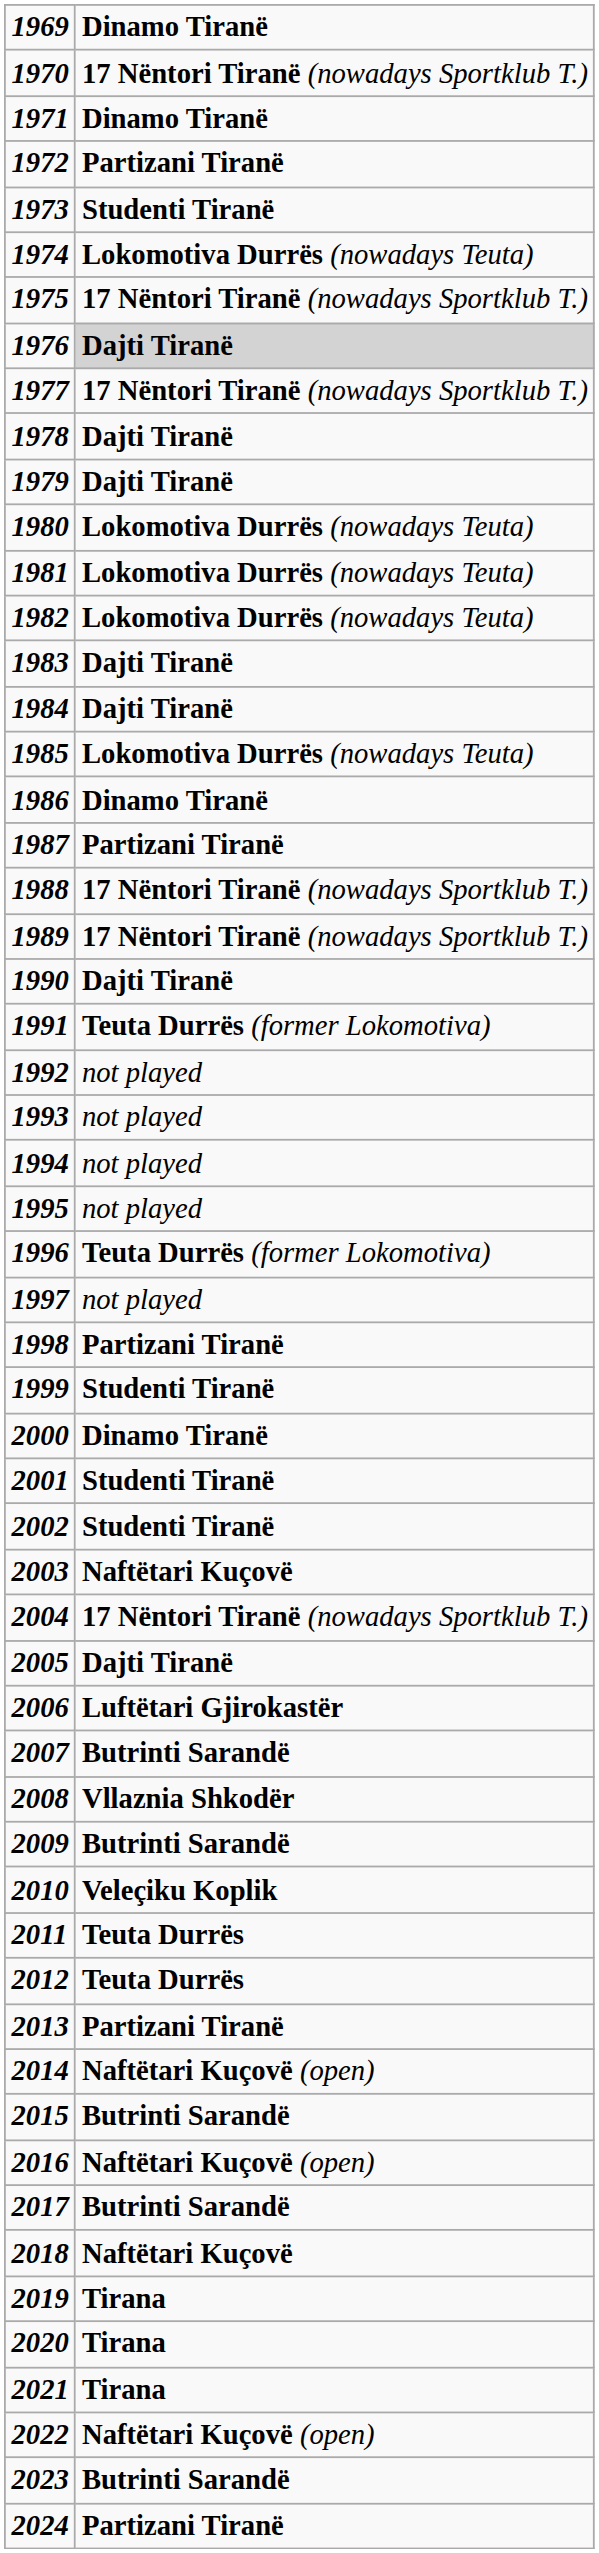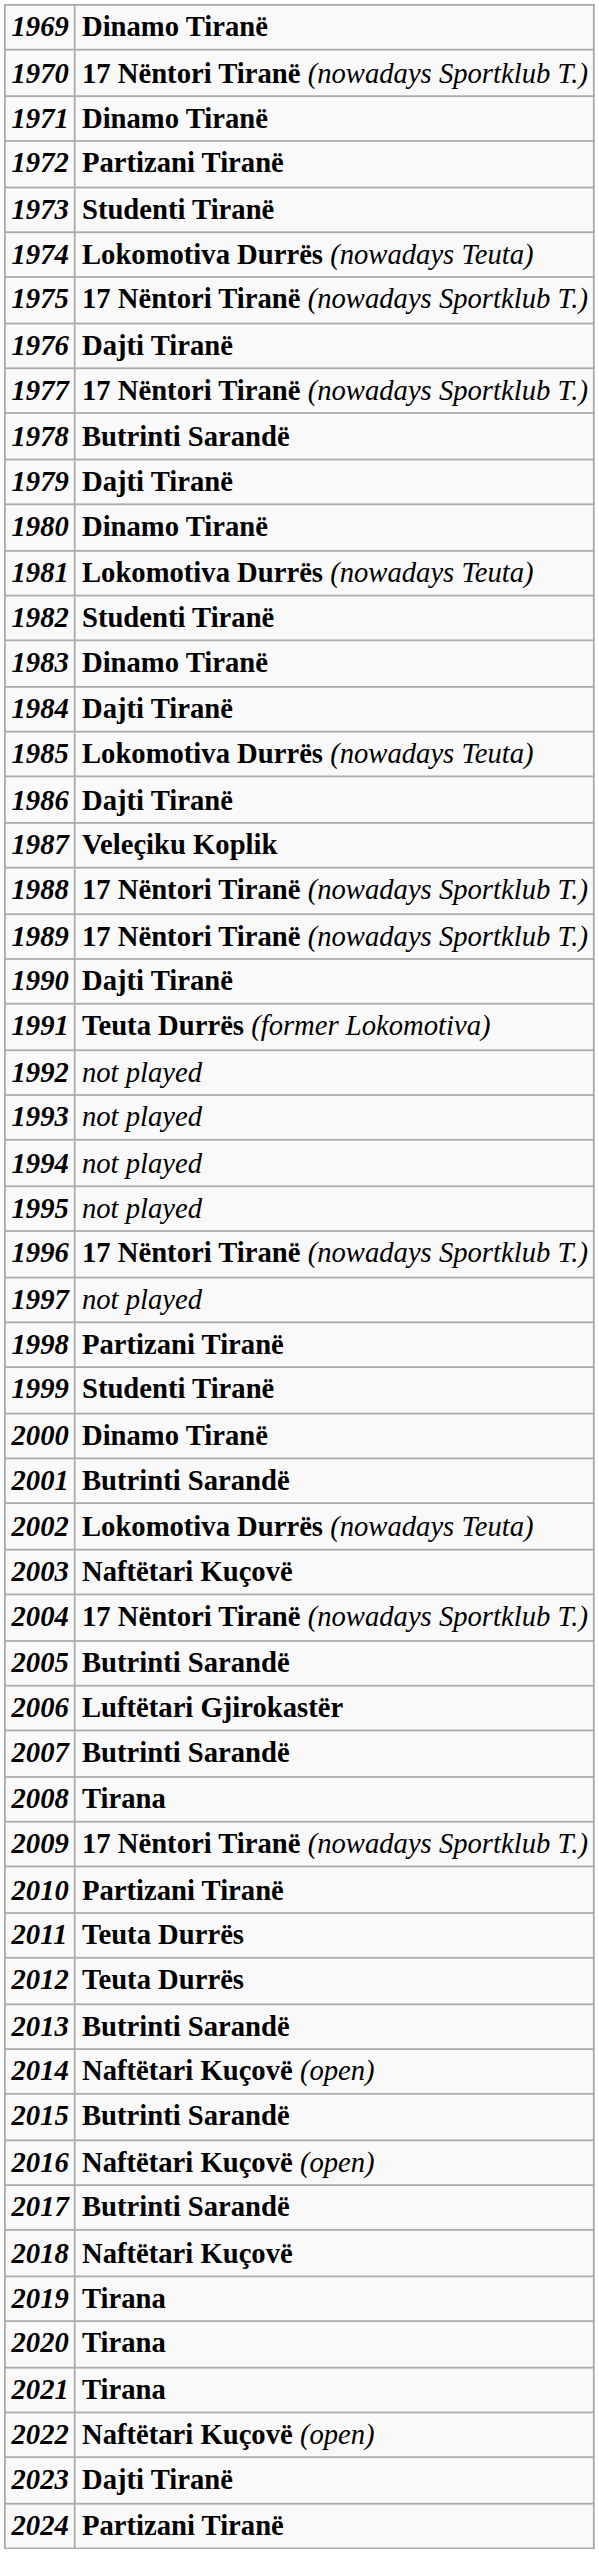(157, 345) lightgrey background -> (157, 345) no background
(157, 436) Dajti Tiranë -> (186, 436) Butrinti Sarandë
(308, 526) Lokomotiva Durrës (nowadays Teuta) -> (175, 526) Dinamo Tiranë
(308, 617) Lokomotiva Durrës (nowadays Teuta) -> (178, 617) Studenti Tiranë
(157, 663) Dajti Tiranë -> (175, 663) Dinamo Tiranë
(175, 799) Dinamo Tiranë -> (157, 799) Dajti Tiranë
(183, 844) Partizani Tiranë -> (180, 844) Veleçiku Koplik
(286, 1253) Teuta Durrës (former Lokomotiva) -> (335, 1253) 17 Nëntori Tiranë (nowadays Sportklub T.)
(178, 1480) Studenti Tiranë -> (186, 1480) Butrinti Sarandë
(178, 1526) Studenti Tiranë -> (308, 1526) Lokomotiva Durrës (nowadays Teuta)
(157, 1662) Dajti Tiranë -> (186, 1662) Butrinti Sarandë
(188, 1798) Vllaznia Shkodër -> (124, 1798) Tirana
(186, 1844) Butrinti Sarandë -> (335, 1844) 17 Nëntori Tiranë (nowadays Sportklub T.)
(180, 1889) Veleçiku Koplik -> (183, 1889) Partizani Tiranë
(183, 2025) Partizani Tiranë -> (186, 2025) Butrinti Sarandë
(186, 2479) Butrinti Sarandë -> (157, 2479) Dajti Tiranë
